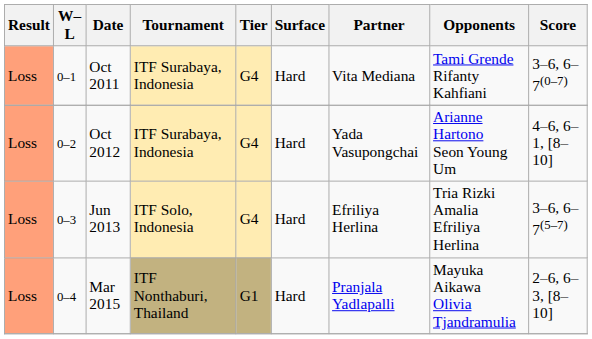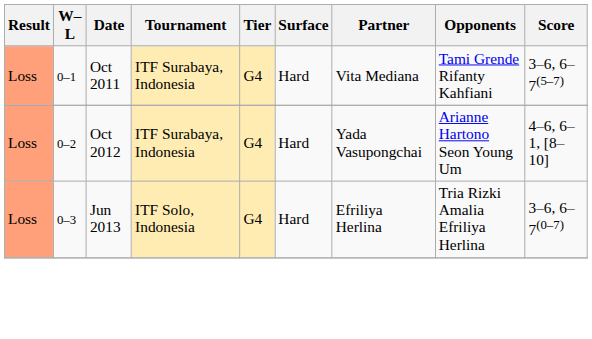(555, 75) 3–6, 6–7(0–7) -> (552, 75) 3–6, 6–7(5–7)
(555, 219) 3–6, 6–7(5–7) -> (552, 219) 3–6, 6–7(0–7)
- row: (105, 295)
